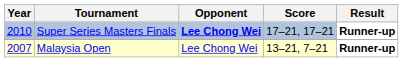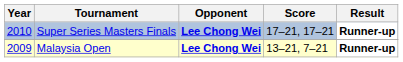(19, 48) 2007 -> (19, 48) 2009
(219, 48) normal -> (221, 48) bold
